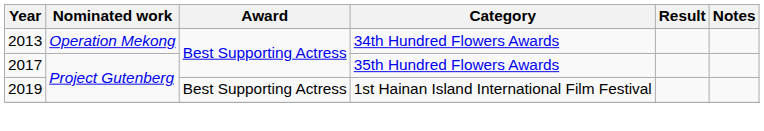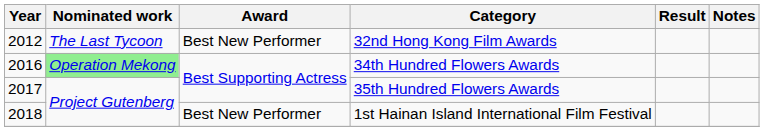+ row: (455, 41)
(25, 41) 2013 -> (25, 65) 2016
(112, 41) no background -> (112, 65) lightgreen background
(25, 89) 2019 -> (25, 114) 2018
(265, 89) Best Supporting Actress -> (252, 114) Best New Performer
